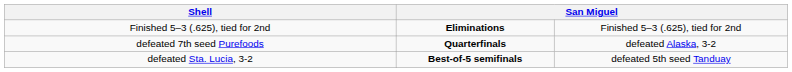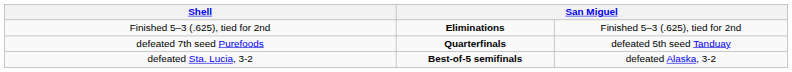(671, 43) defeated Alaska, 3-2 -> (671, 43) defeated 5th seed Tanduay
(671, 59) defeated 5th seed Tanduay -> (671, 59) defeated Alaska, 3-2
